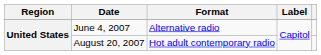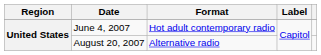(184, 27) Alternative radio -> (212, 27) Hot adult contemporary radio
(212, 43) Hot adult contemporary radio -> (184, 43) Alternative radio
